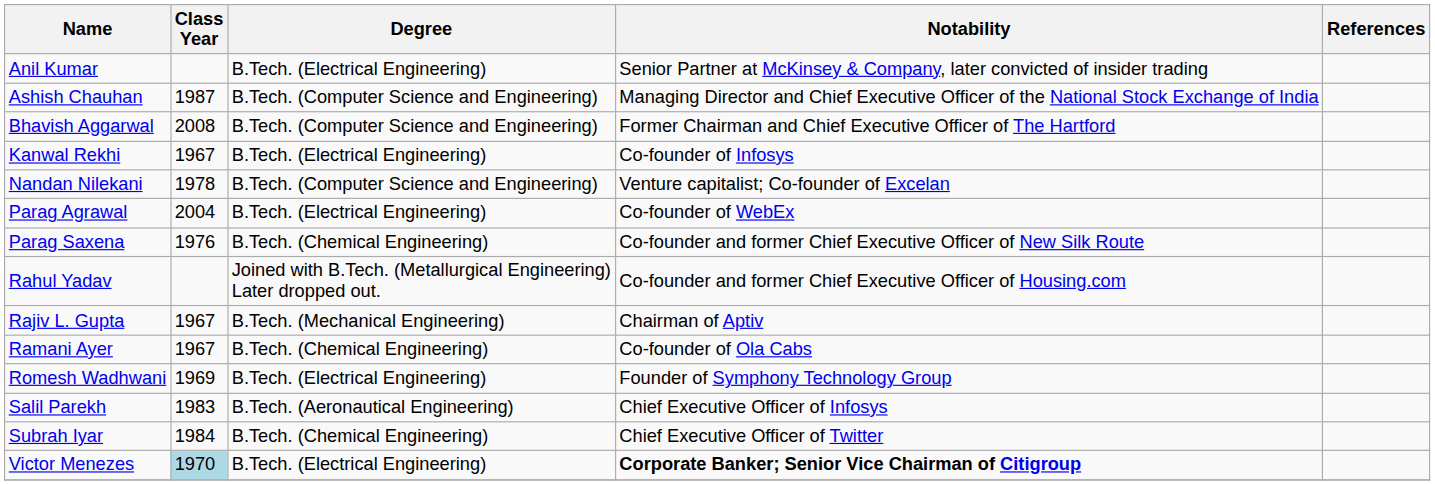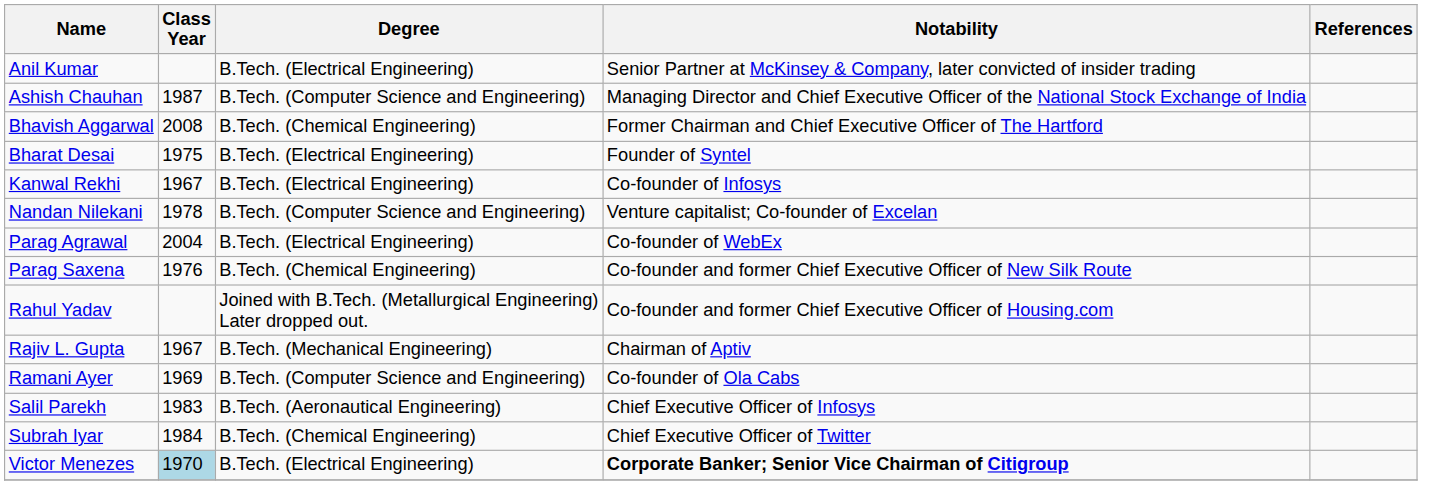(415, 126) B.Tech. (Computer Science and Engineering) -> (348, 126) B.Tech. (Chemical Engineering)
+ row: (61, 155)
(195, 349) 1967 -> (182, 378) 1969
(360, 349) B.Tech. (Chemical Engineering) -> (402, 378) B.Tech. (Computer Science and Engineering)
- row: (88, 378)
